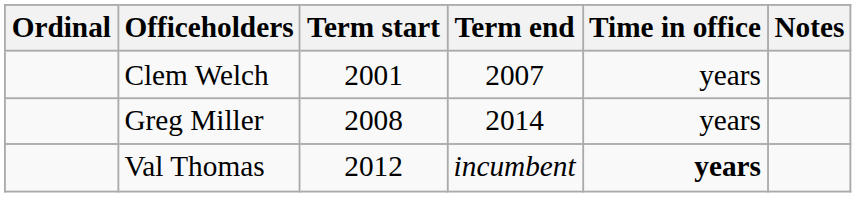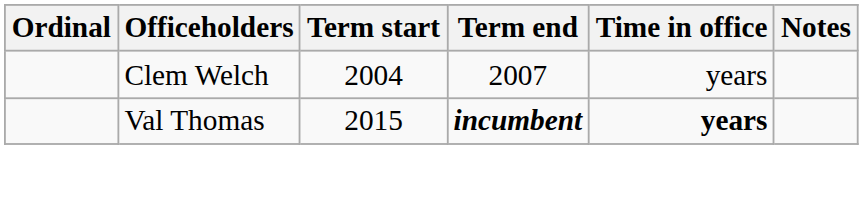(374, 74) 2001 -> (374, 74) 2004
- row: (194, 120)
(374, 167) 2012 -> (374, 120) 2015
(515, 167) normal -> (518, 120) bold
